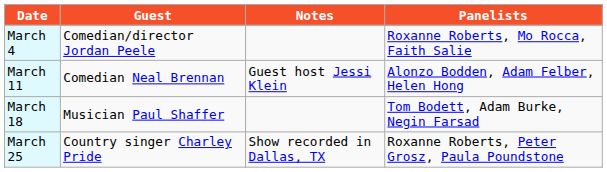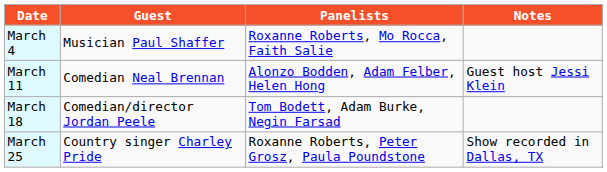columns swapped: (493, 15) <-> (315, 15)
(128, 43) Comedian/director Jordan Peele -> (144, 43) Musician Paul Shaffer
(144, 114) Musician Paul Shaffer -> (128, 114) Comedian/director Jordan Peele
